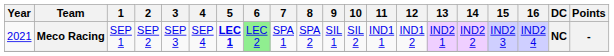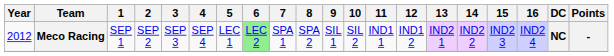(19, 36) 2021 -> (19, 36) 2012
(230, 36) bold -> (230, 36) normal
